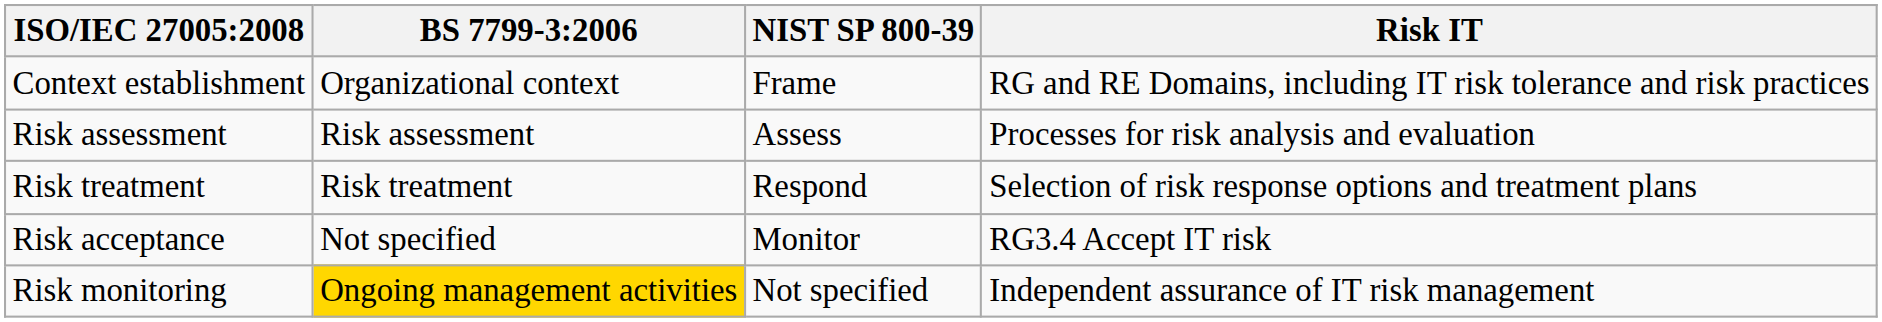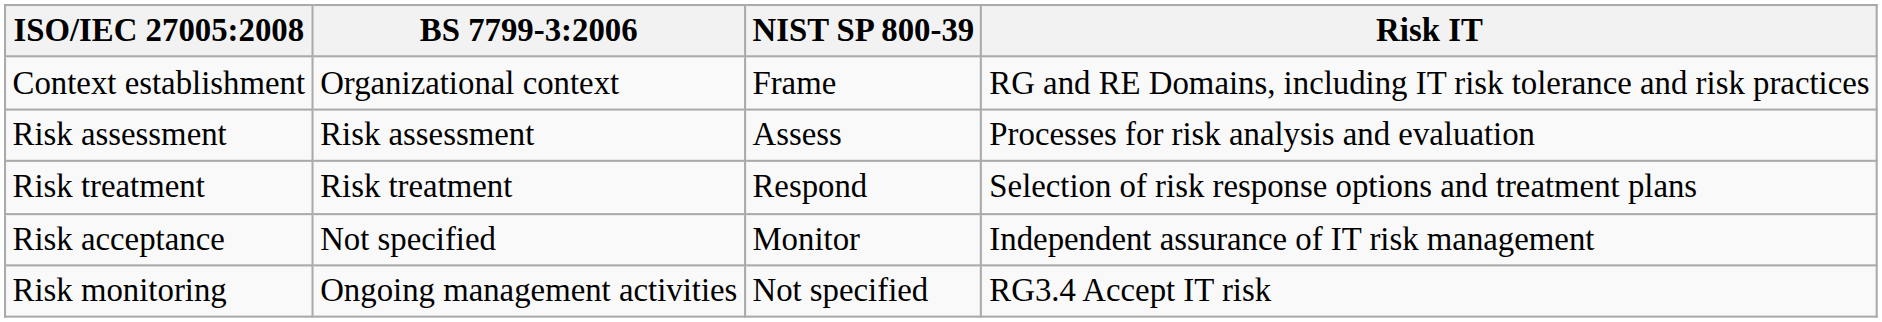(1130, 238) RG3.4 Accept IT risk -> (1292, 238) Independent assurance of IT risk management
(529, 290) gold background -> (529, 290) no background
(1292, 290) Independent assurance of IT risk management -> (1130, 290) RG3.4 Accept IT risk
